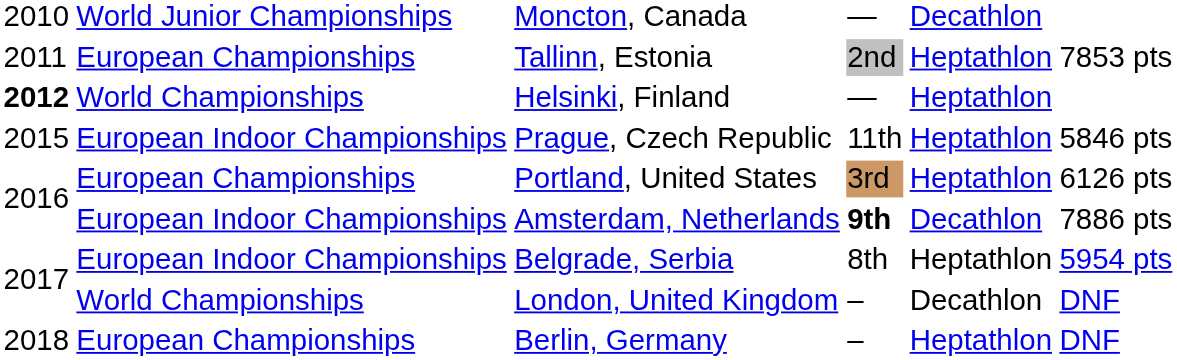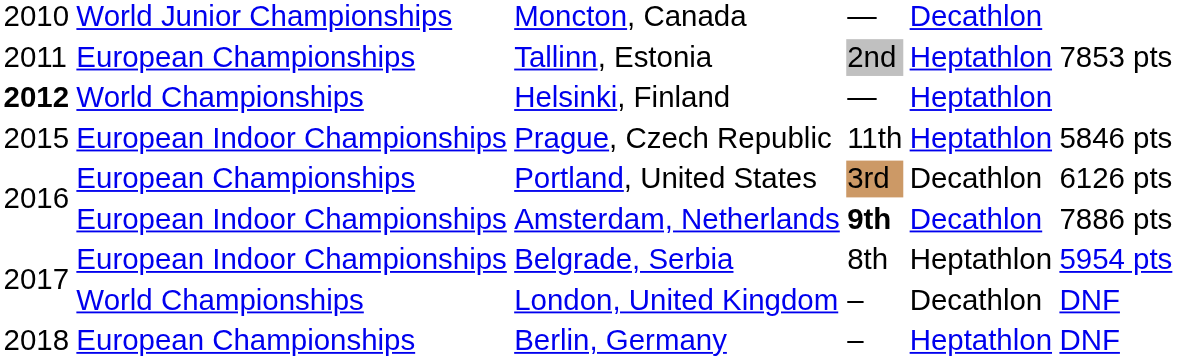(981, 178) Heptathlon -> (976, 178) Decathlon
